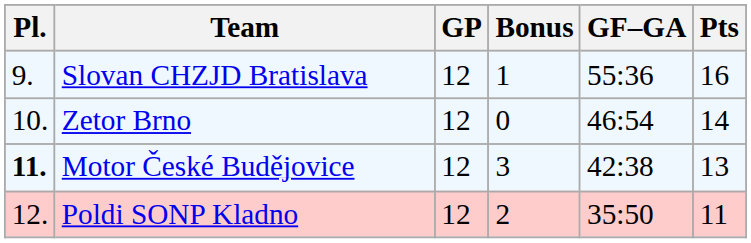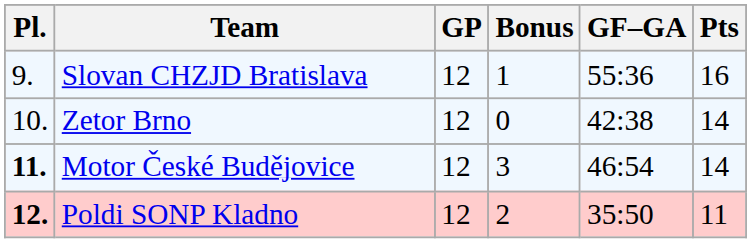(620, 120) 46:54 -> (620, 120) 42:38
(620, 167) 42:38 -> (620, 167) 46:54
(714, 167) 13 -> (714, 167) 14
(30, 213) normal -> (30, 213) bold
